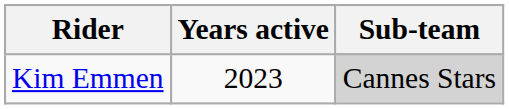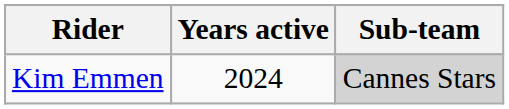(253, 77) 2023 -> (253, 77) 2024
